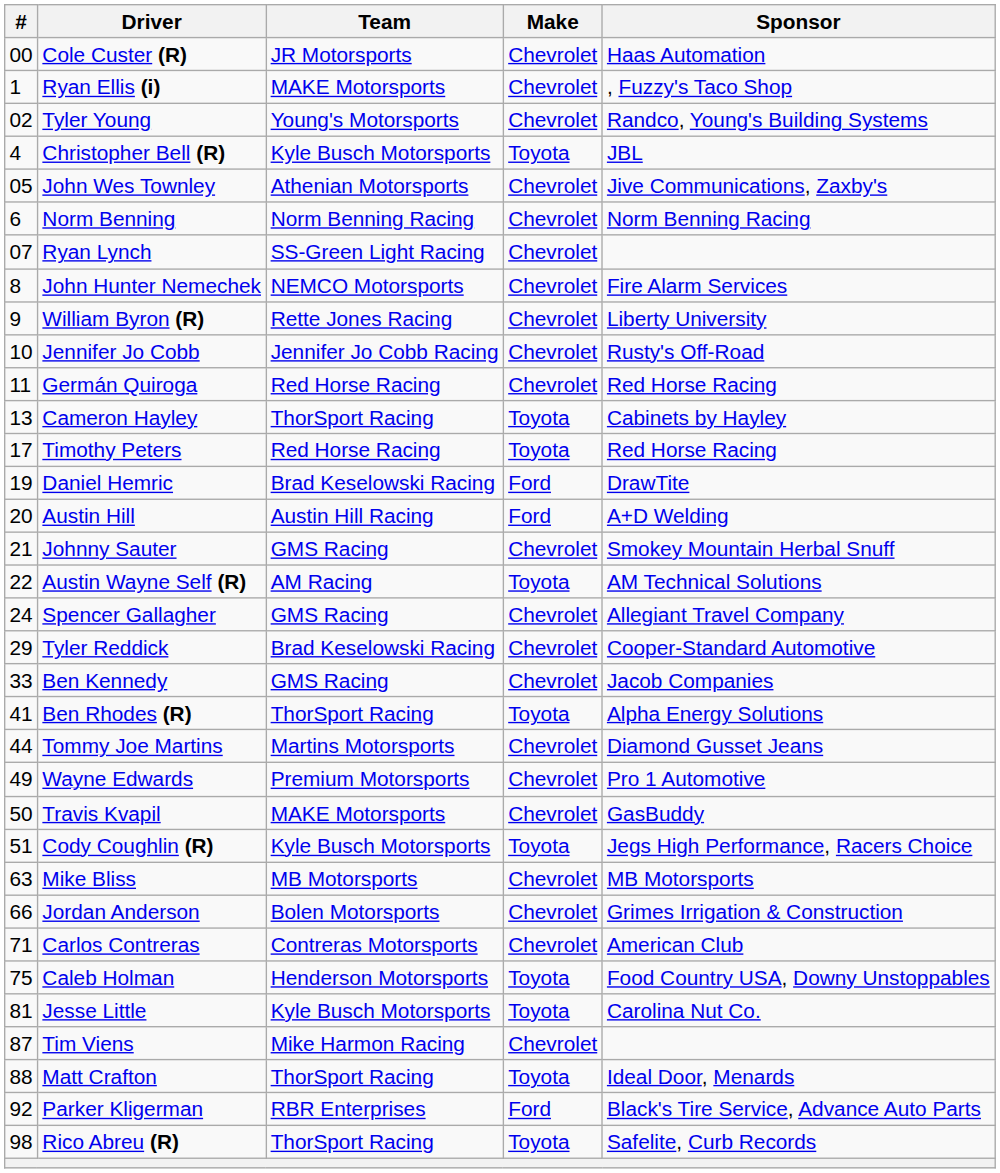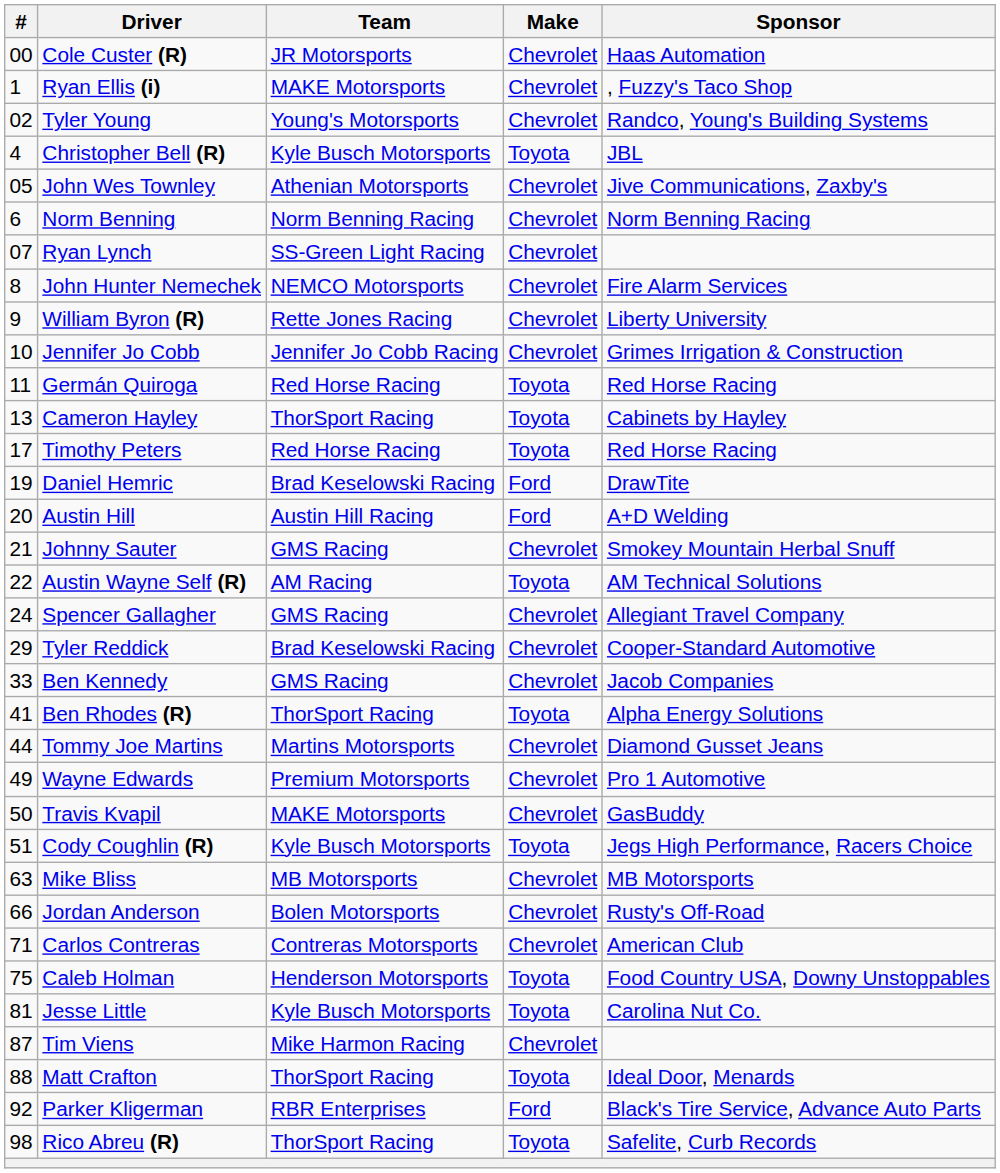(686, 351) Rusty's Off-Road -> (755, 351) Grimes Irrigation & Construction
(553, 384) Chevrolet -> (539, 384) Toyota
(755, 911) Grimes Irrigation & Construction -> (686, 911) Rusty's Off-Road
